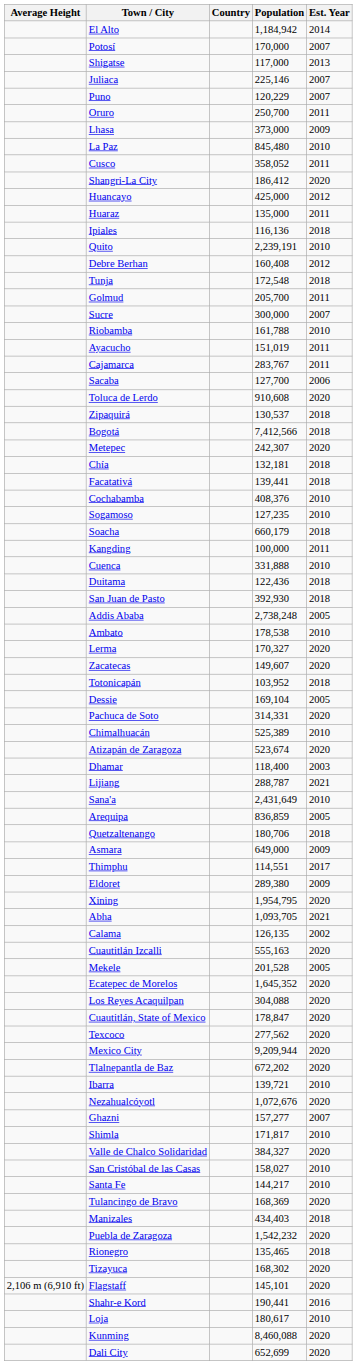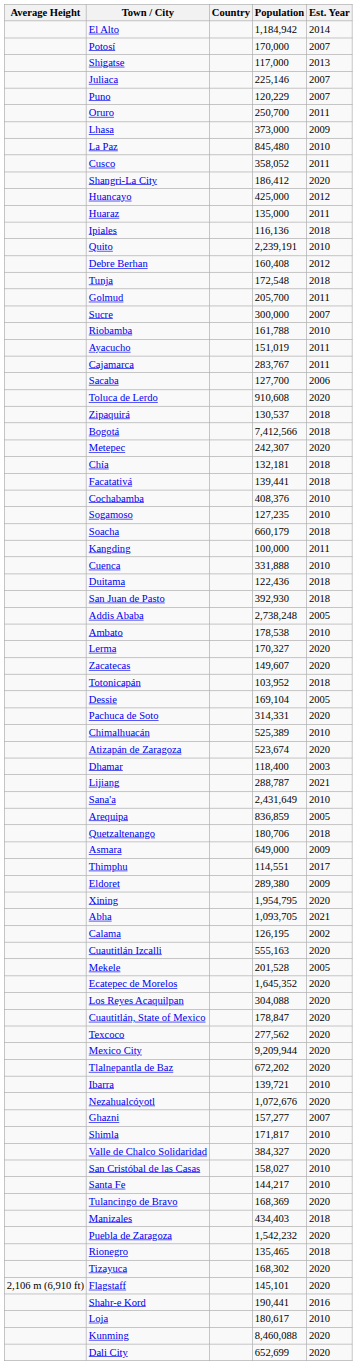(272, 933) 126,135 -> (272, 933) 126,195
